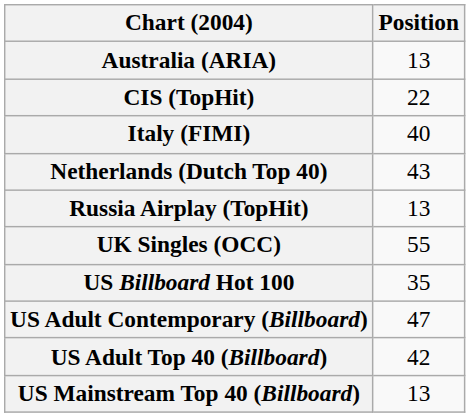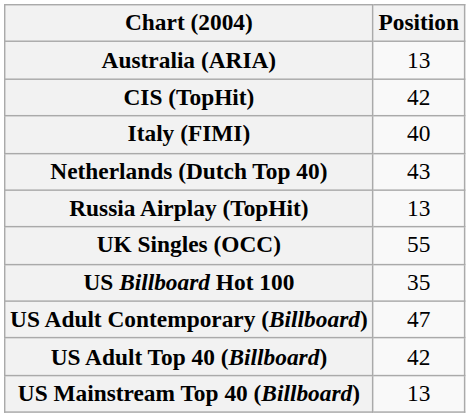(419, 97) 22 -> (419, 97) 42
